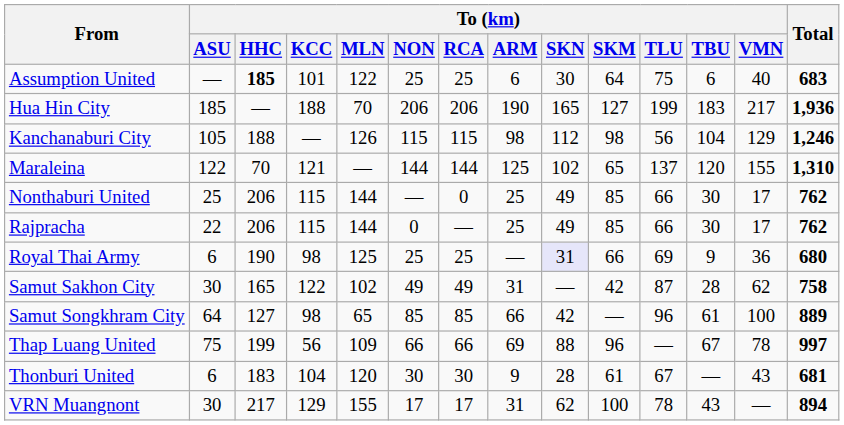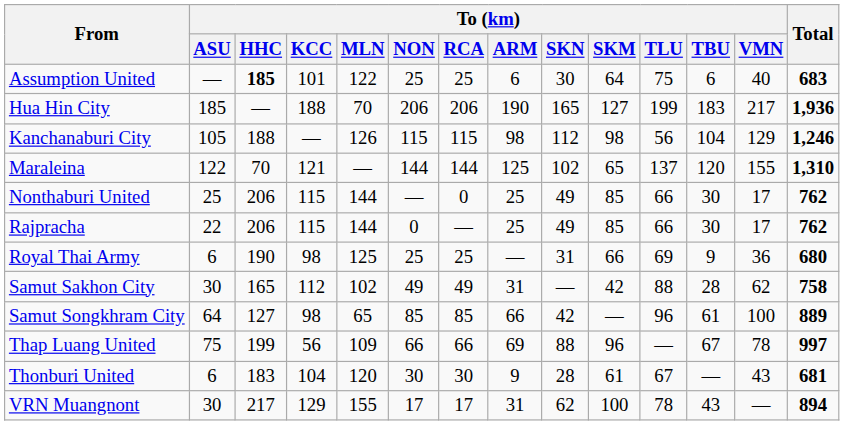(565, 256) lavender background -> (565, 256) no background
(311, 286) 122 -> (311, 286) 112
(664, 286) 87 -> (664, 286) 88
